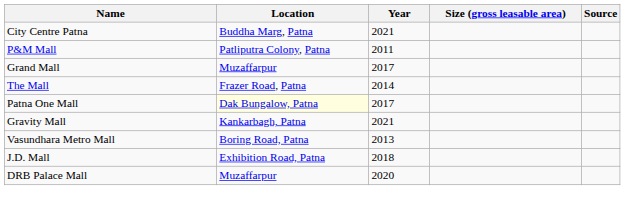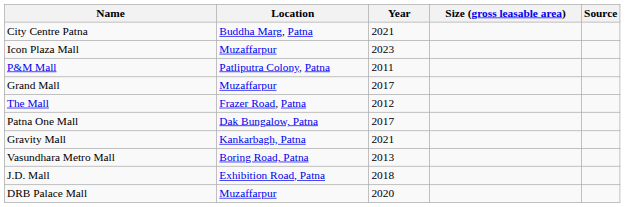+ row: (43, 49)
(383, 85) 2014 -> (383, 103) 2012
(269, 103) lightyellow background -> (269, 121) no background
